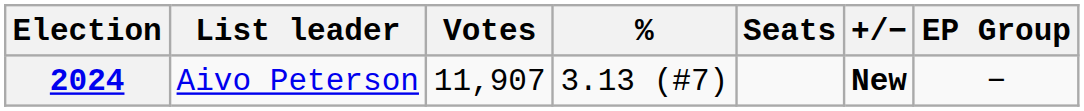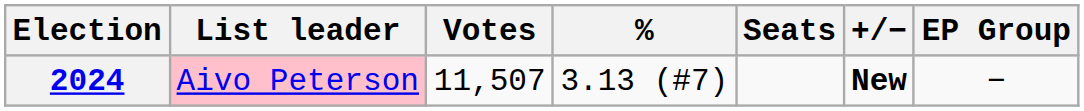(298, 81) no background -> (298, 81) pink background
(490, 81) 11,907 -> (490, 81) 11,507
